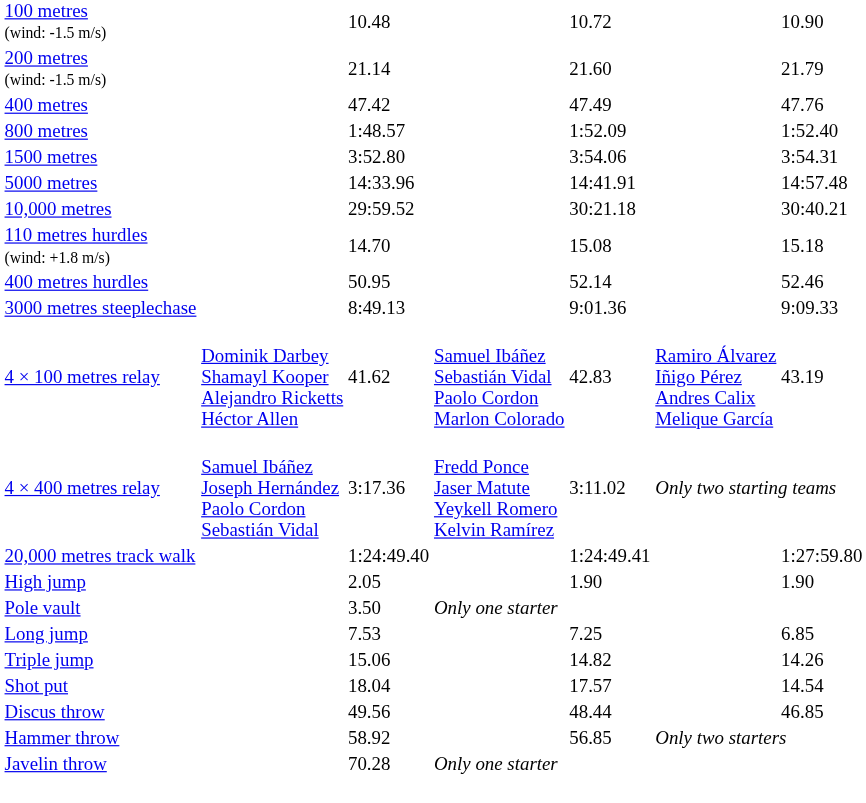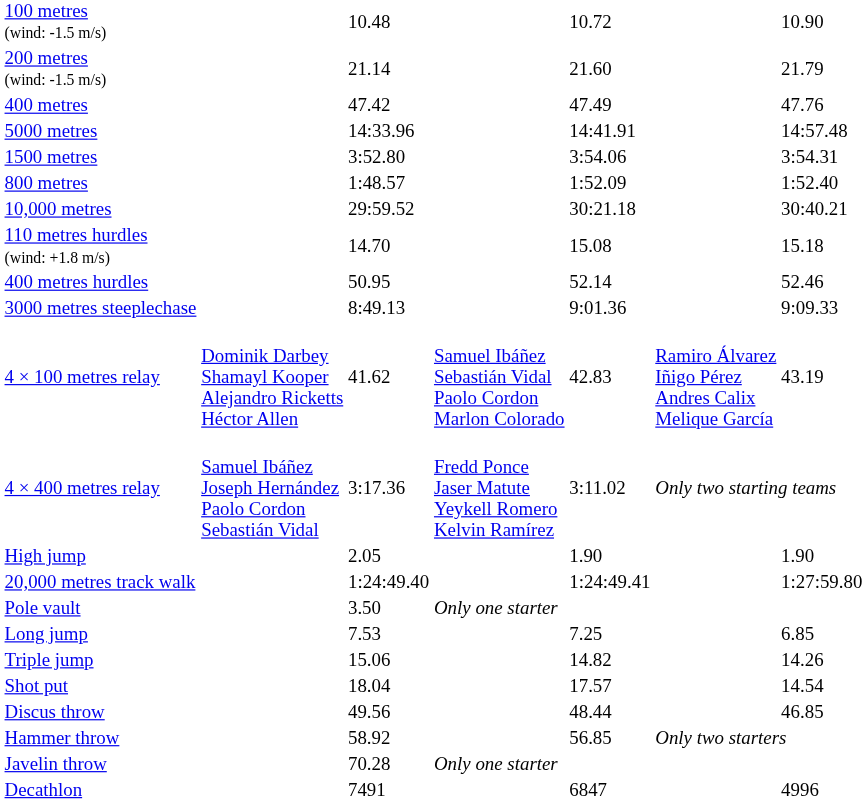rows swapped: (46, 131) <-> (51, 183)
rows swapped: (100, 556) <-> (45, 582)
+ row: (43, 789)
